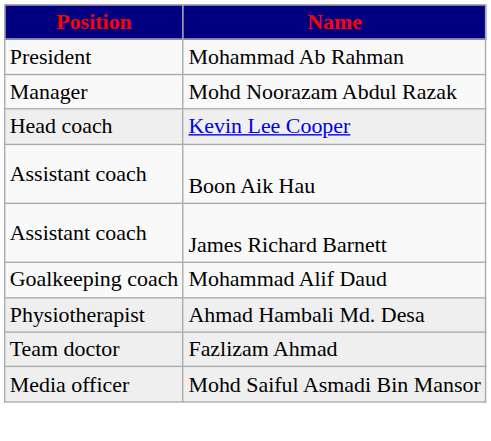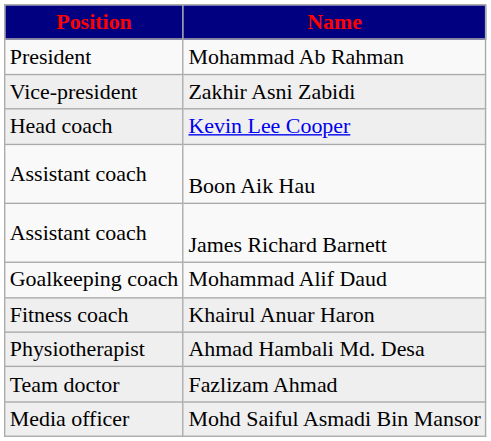+ row: (272, 91)
- row: (323, 91)
+ row: (282, 314)
